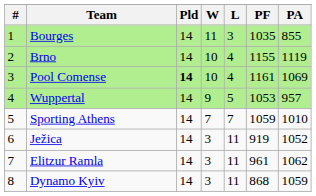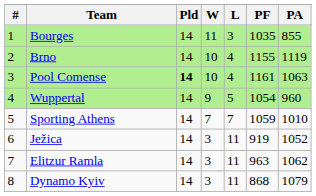(295, 77) 1069 -> (295, 77) 1063
(262, 98) 1053 -> (262, 98) 1054
(291, 98) 957 -> (291, 98) 960
(259, 160) 961 -> (259, 160) 963
(295, 181) 1059 -> (295, 181) 1079
